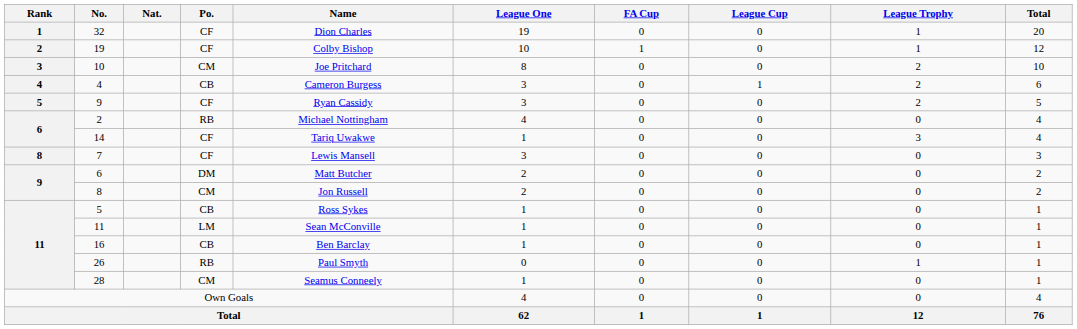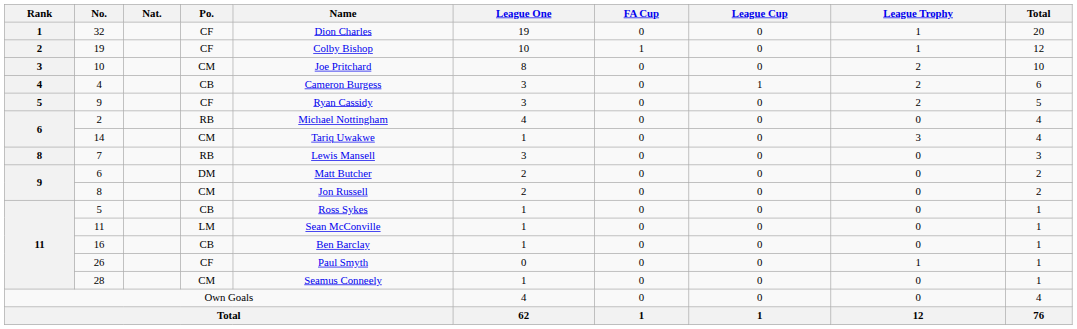(207, 138) CF -> (207, 138) CM
(207, 155) CF -> (207, 155) RB
(207, 262) RB -> (207, 262) CF
